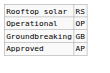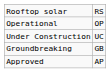+ row: (48, 36)
